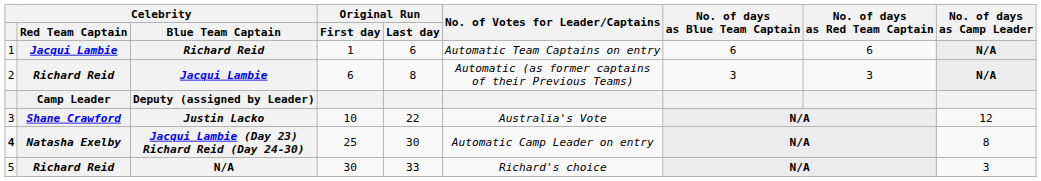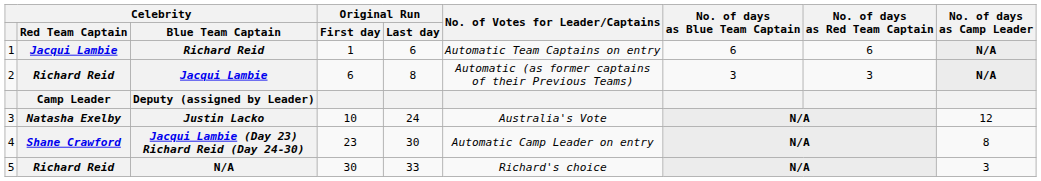(74, 118) Shane Crawford -> (74, 118) Natasha Exelby
(413, 118) 22 -> (413, 118) 24
(11, 142) bold -> (11, 142) normal
(74, 142) Natasha Exelby -> (74, 142) Shane Crawford
(350, 142) 25 -> (350, 142) 23
